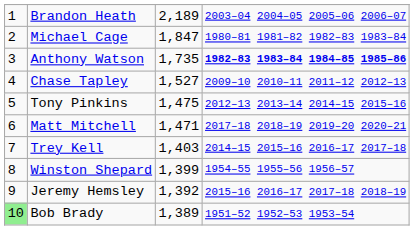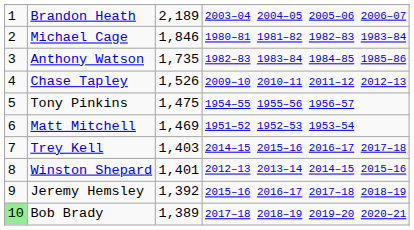(179, 38) 1,847 -> (179, 38) 1,846
(306, 60) bold -> (306, 60) normal
(179, 82) 1,527 -> (179, 82) 1,526
(306, 104) 2012–13 2013–14 2014–15 2015–16 -> (280, 104) 1954–55 1955–56 1956–57
(179, 126) 1,471 -> (179, 126) 1,469
(306, 126) 2017–18 2018–19 2019–20 2020–21 -> (280, 126) 1951–52 1952–53 1953–54
(179, 170) 1,399 -> (179, 170) 1,401
(280, 170) 1954–55 1955–56 1956–57 -> (306, 170) 2012–13 2013–14 2014–15 2015–16
(280, 214) 1951–52 1952–53 1953–54 -> (306, 214) 2017–18 2018–19 2019–20 2020–21
